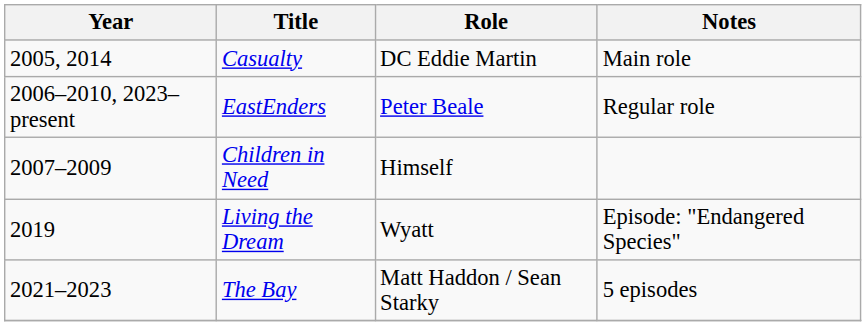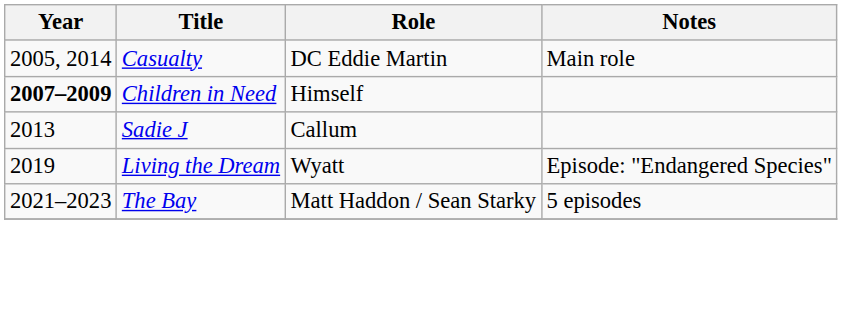- row: (274, 106)
(61, 167) normal -> (61, 93) bold
+ row: (155, 129)
